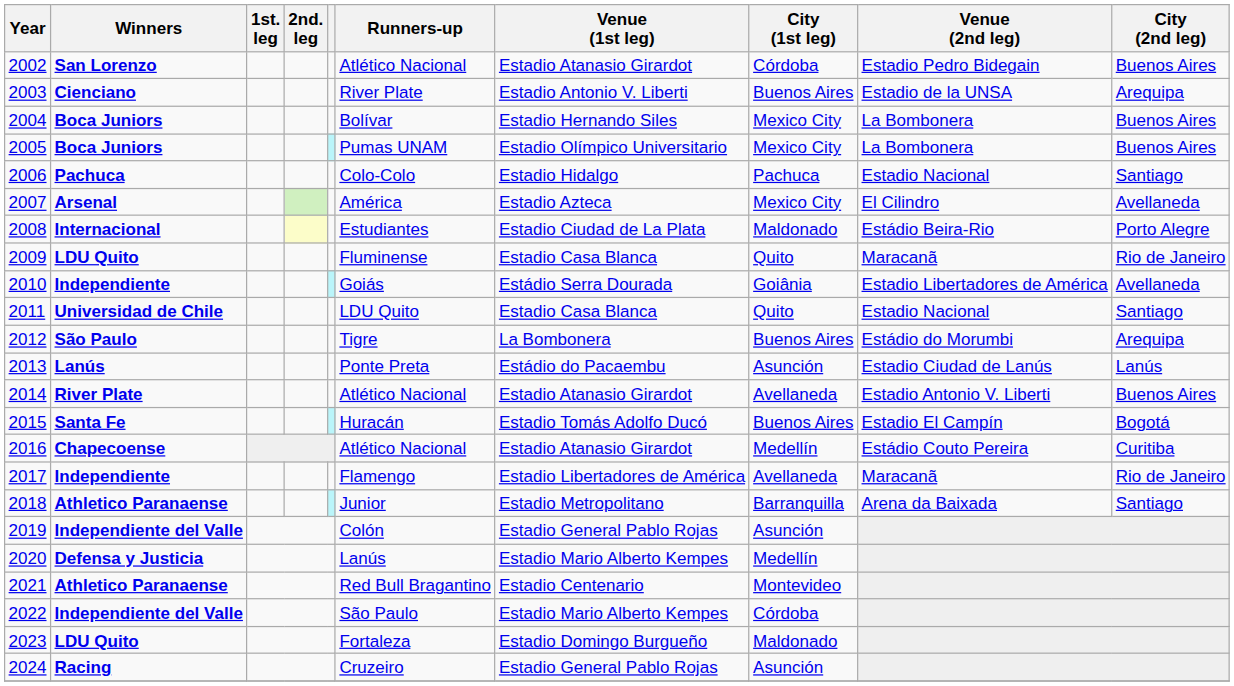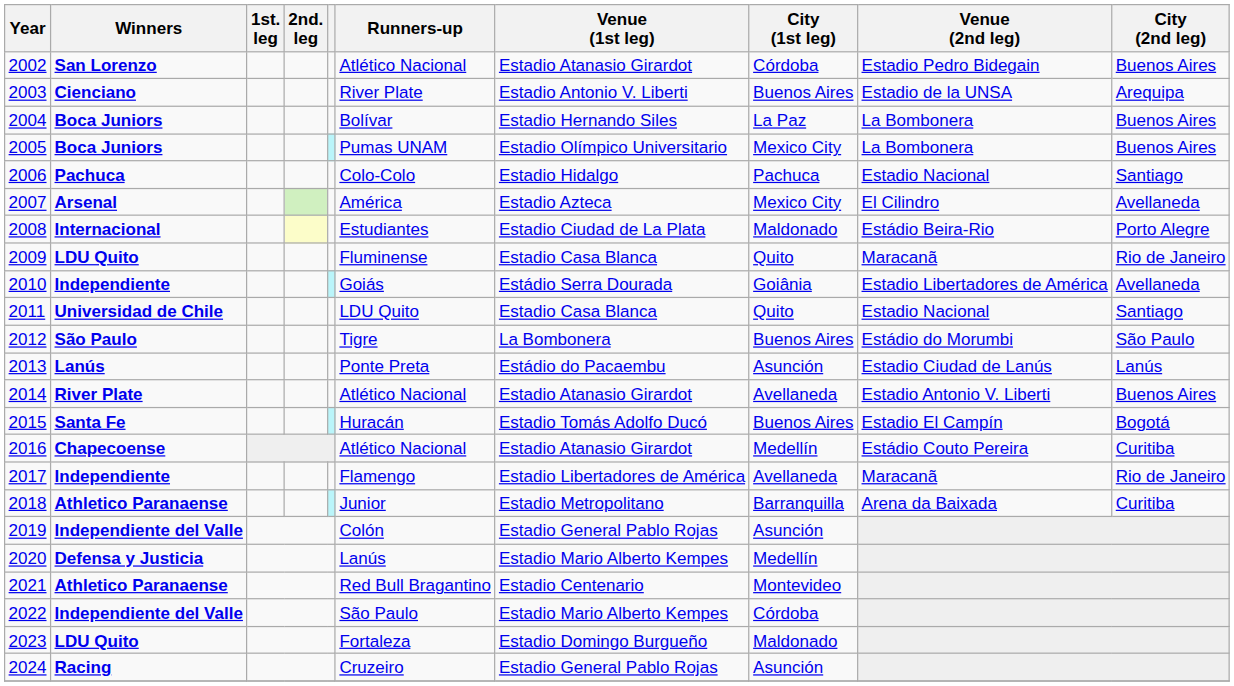(797, 120) Mexico City -> (780, 120) La Paz
(1150, 339) Arequipa -> (1155, 339) São Paulo
(1149, 503) Santiago -> (1145, 503) Curitiba
